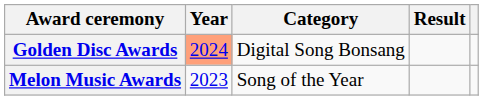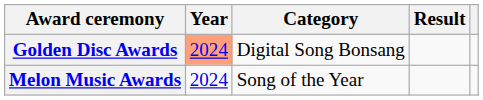(209, 79) 2023 -> (209, 79) 2024
